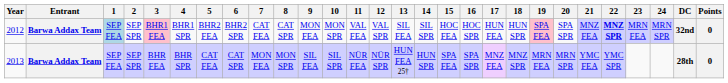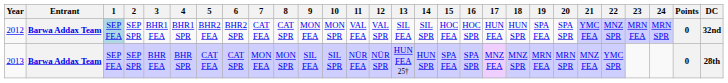columns swapped: (685, 11) <-> (710, 11)
(157, 30) pink background -> (157, 30) no background
(542, 30) pink background -> (542, 30) no background
(589, 30) MNZ FEA -> (589, 30) YMC FEA
(614, 30) bold -> (613, 30) normal
(589, 60) YMC FEA -> (589, 60) MNZ FEA
